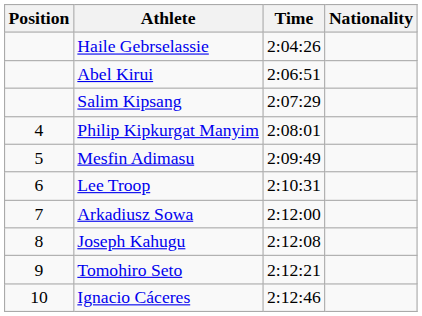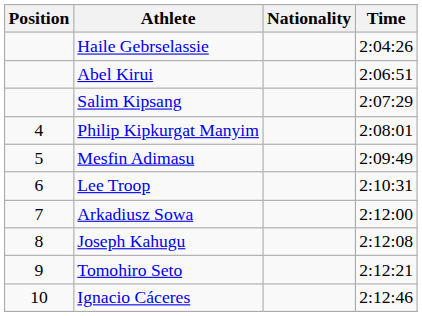columns swapped: (371, 18) <-> (294, 18)
